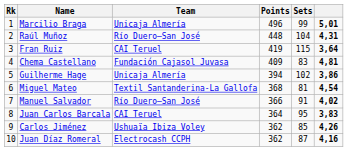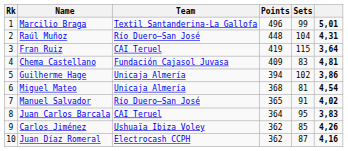(150, 24) Unicaja Almería -> (186, 24) Textil Santanderina-La Gallofa
(186, 88) Textil Santanderina-La Gallofa -> (150, 88) Unicaja Almería
(275, 101) 366 -> (275, 101) 365
